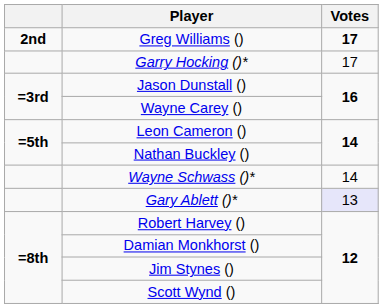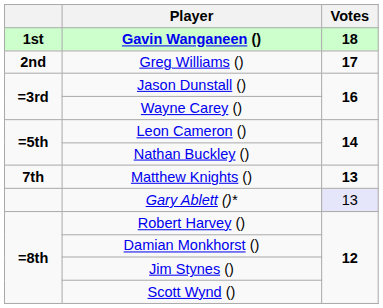+ row: (191, 39)
- row: (191, 62)
- row: (191, 177)
+ row: (191, 177)
